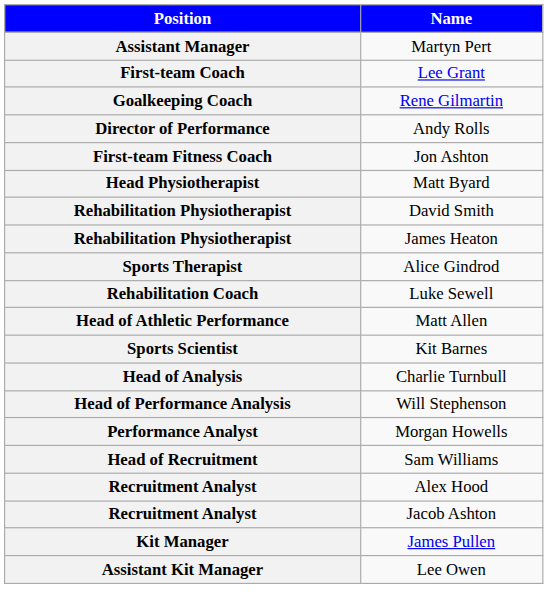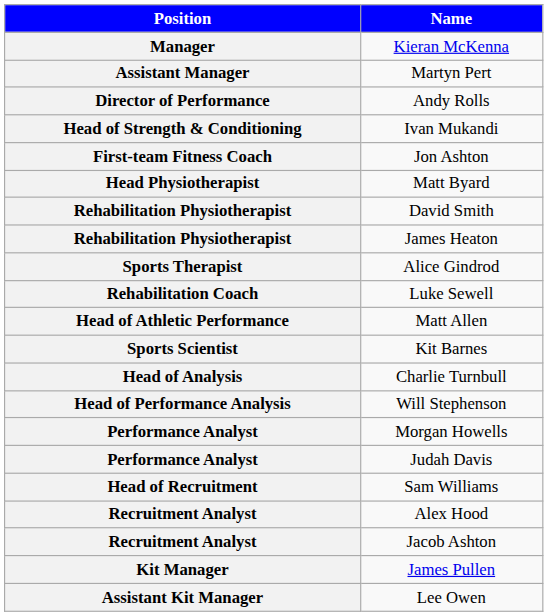+ row: (451, 46)
- row: (451, 73)
- row: (451, 101)
+ row: (451, 128)
+ row: (451, 459)
